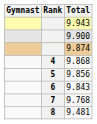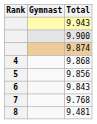columns swapped: (53, 11) <-> (23, 11)
